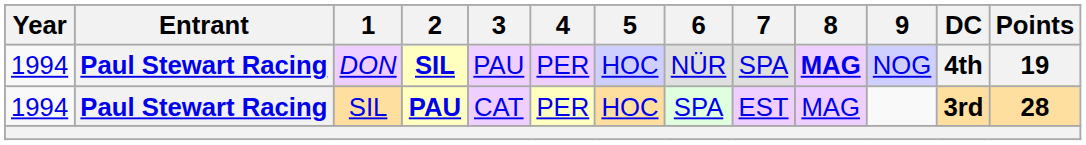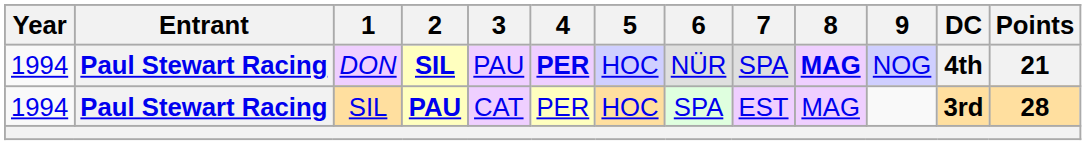(563, 65) normal -> (563, 65) bold
(1035, 65) 19 -> (1035, 65) 21
